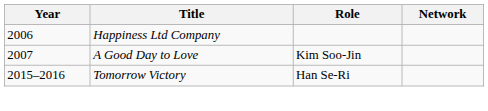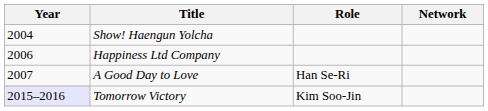+ row: (153, 34)
(329, 55) Kim Soo-Jin -> (323, 75) Han Se-Ri
(36, 75) no background -> (36, 95) lavender background
(323, 75) Han Se-Ri -> (329, 95) Kim Soo-Jin
